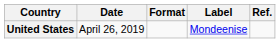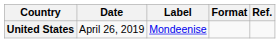columns swapped: (167, 12) <-> (219, 12)
